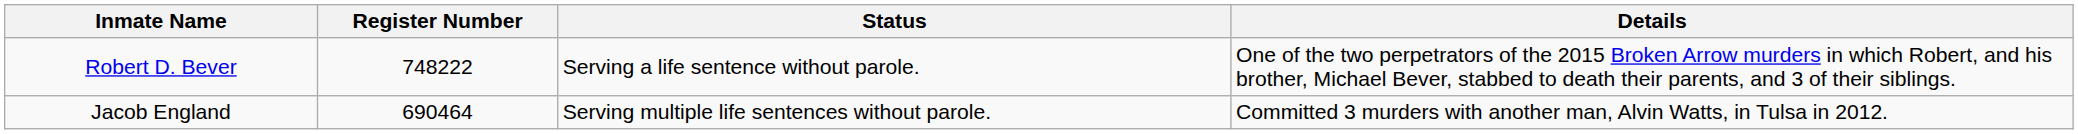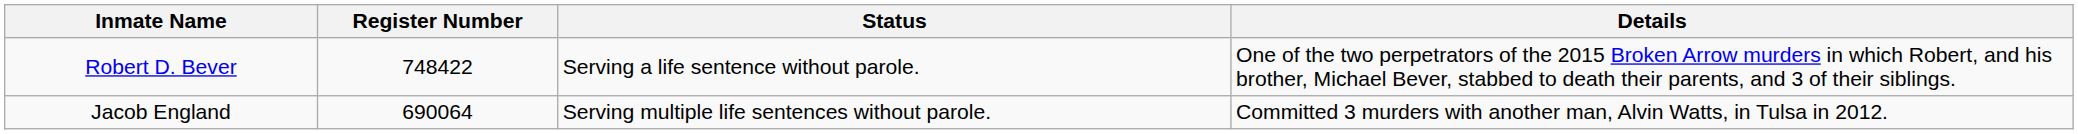(438, 66) 748222 -> (438, 66) 748422
(438, 111) 690464 -> (438, 111) 690064
